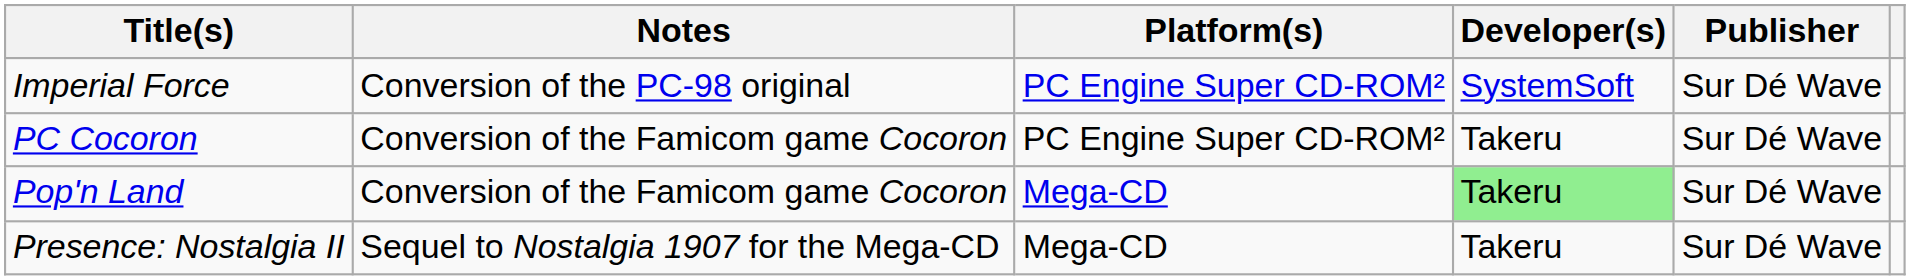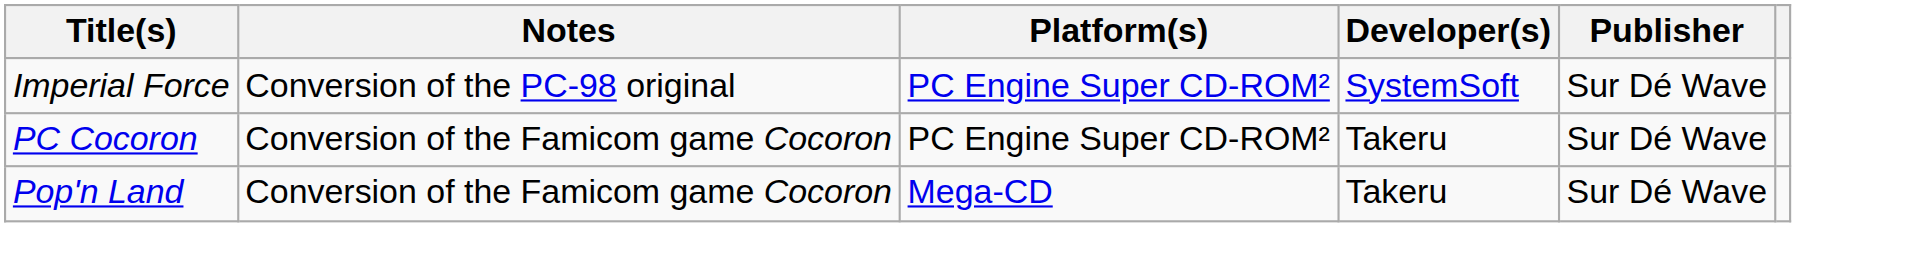(1511, 192) lightgreen background -> (1396, 192) no background
- row: (179, 246)
